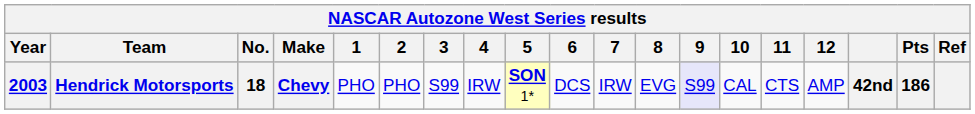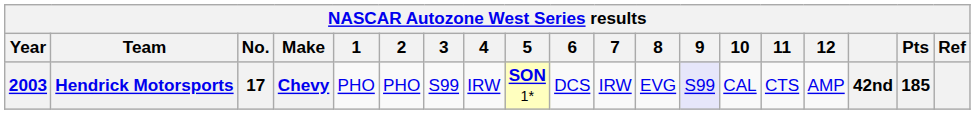(256, 85) 18 -> (256, 85) 17
(916, 85) 186 -> (916, 85) 185
